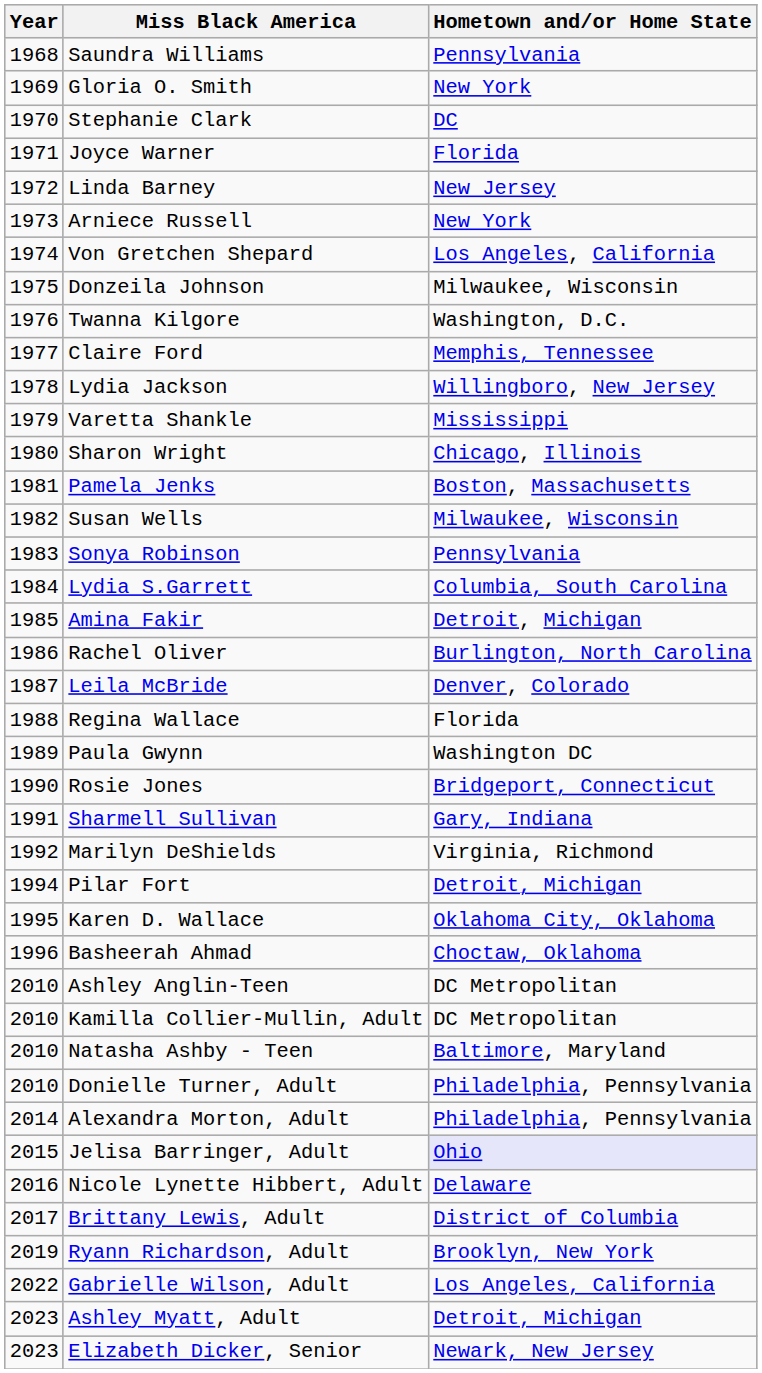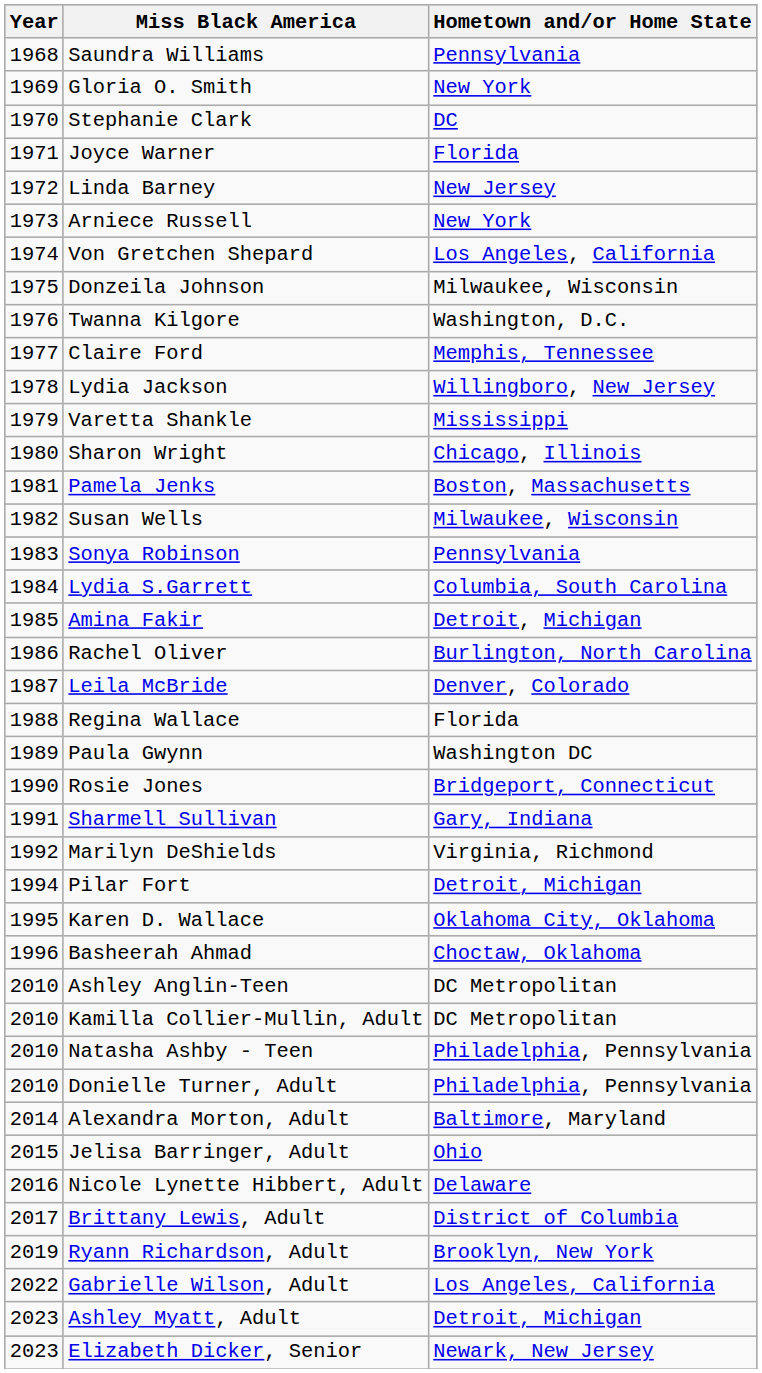(550, 1053) Baltimore, Maryland -> (593, 1053) Philadelphia, Pennsylvania
(593, 1119) Philadelphia, Pennsylvania -> (550, 1119) Baltimore, Maryland
(458, 1152) lavender background -> (458, 1152) no background
